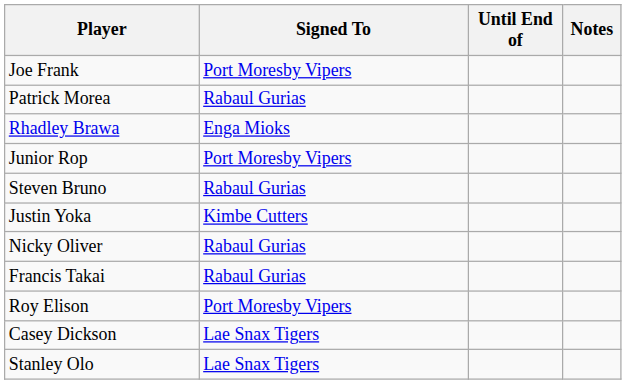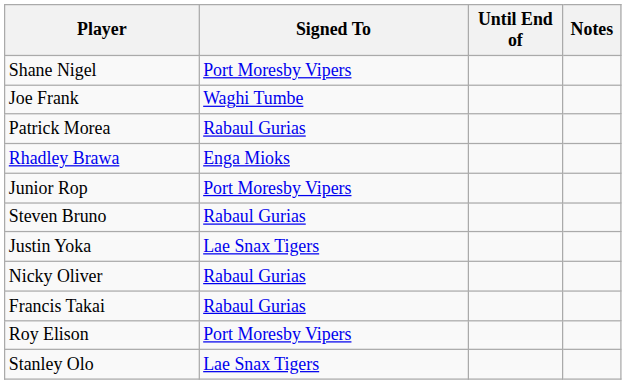+ row: (53, 70)
(277, 70) Port Moresby Vipers -> (253, 99) Waghi Tumbe
(255, 217) Kimbe Cutters -> (261, 246) Lae Snax Tigers
- row: (63, 335)
